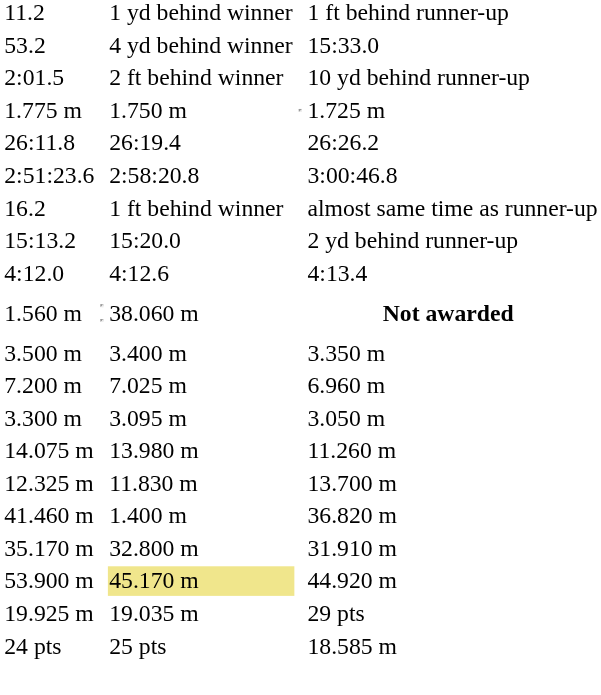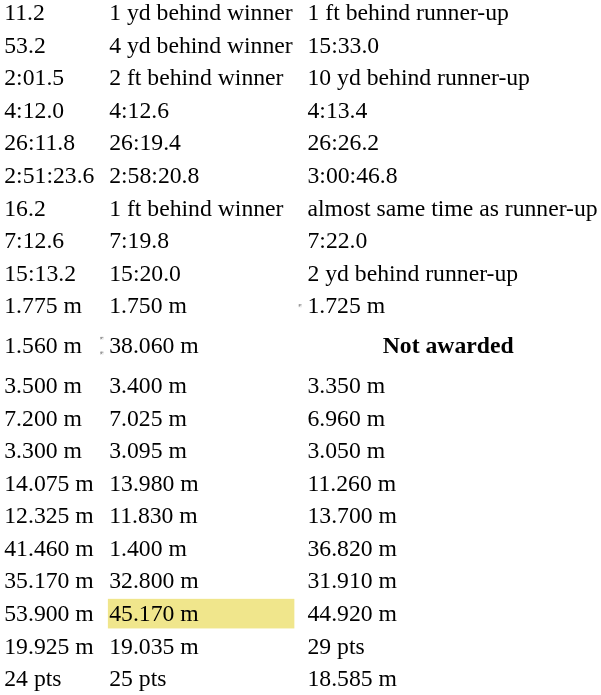rows swapped: (34, 273) <-> (43, 110)
+ row: (34, 240)
